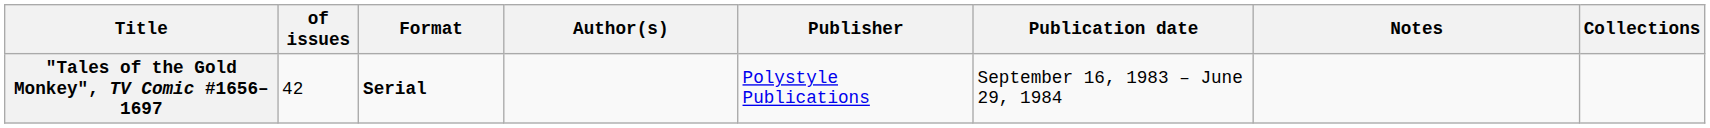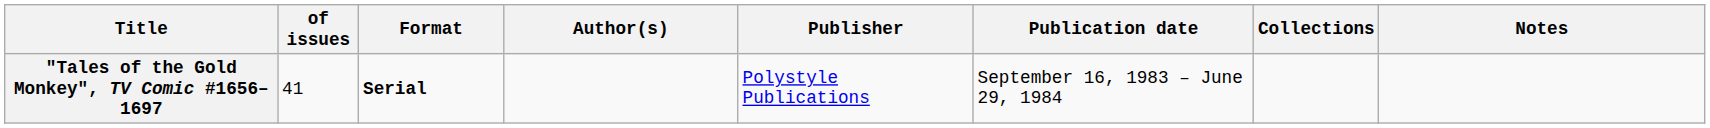columns swapped: (1417, 29) <-> (1642, 29)
(293, 89) 42 -> (293, 89) 41
